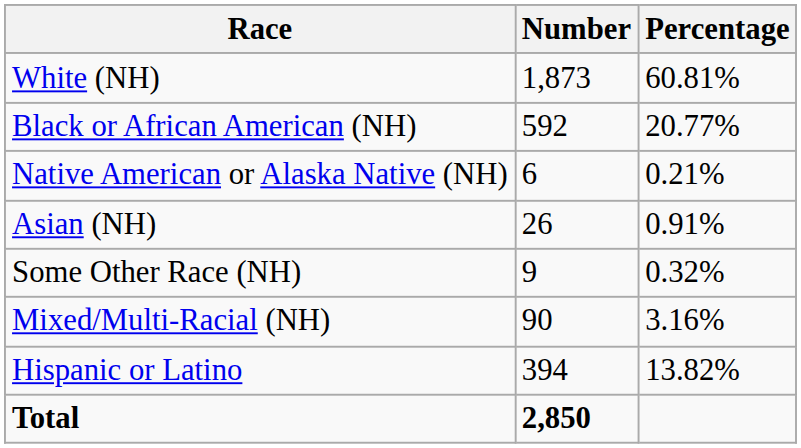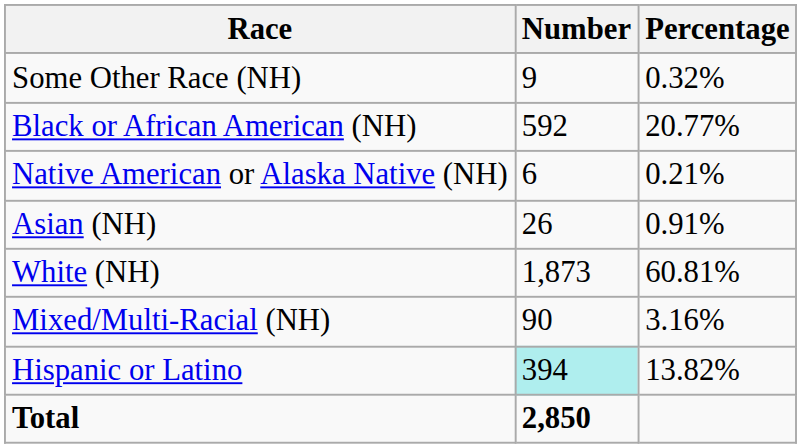rows swapped: (86, 77) <-> (157, 272)
(545, 369) no background -> (545, 369) paleturquoise background
